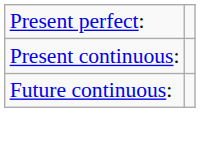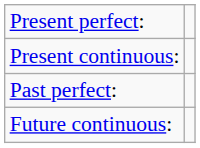+ row: (63, 90)
